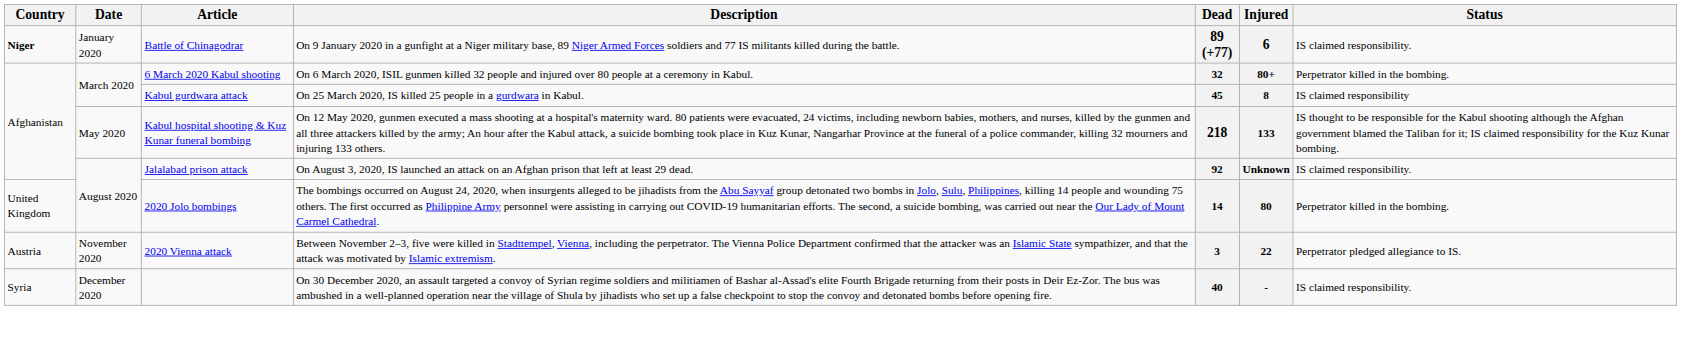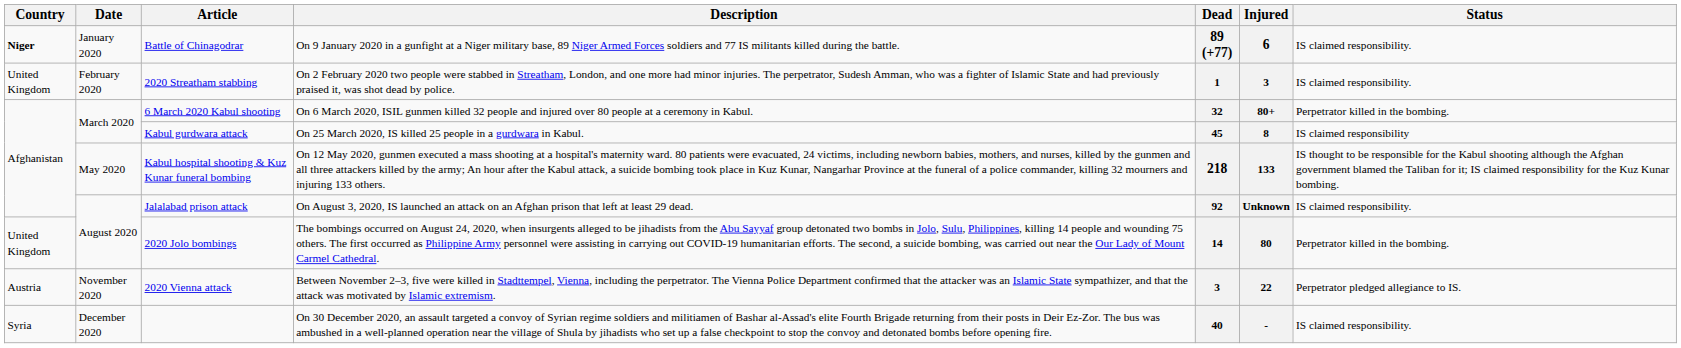+ row: (201, 81)
